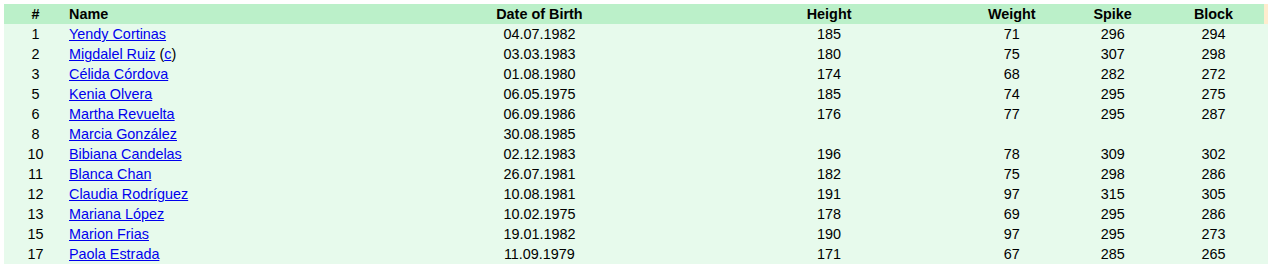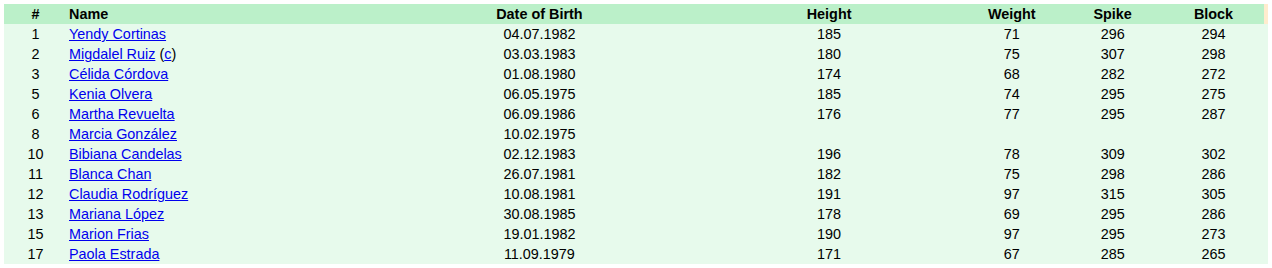(539, 134) 30.08.1985 -> (539, 134) 10.02.1975
(539, 214) 10.02.1975 -> (539, 214) 30.08.1985
